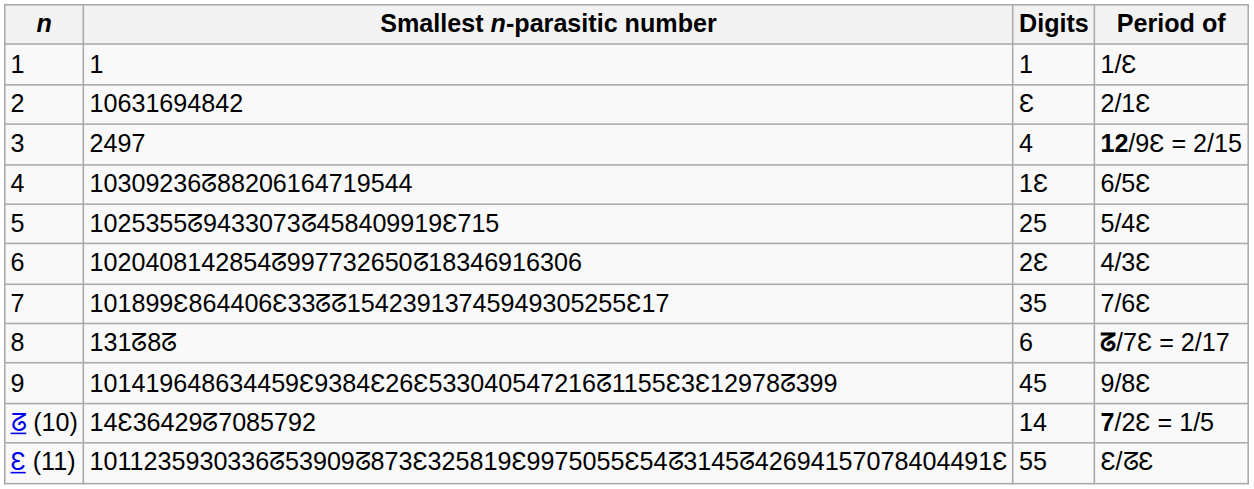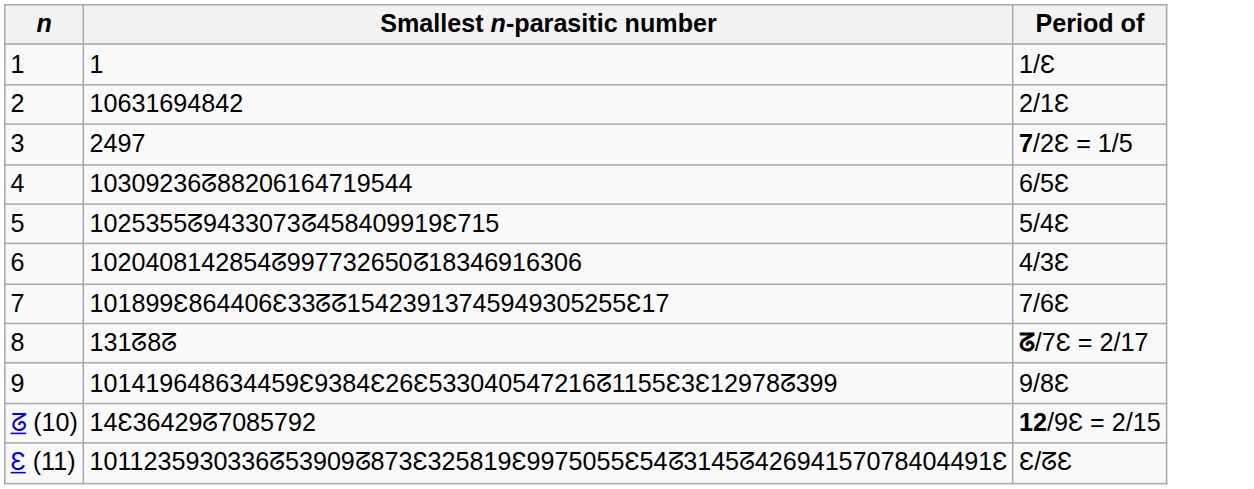- column: (1054, 24)
(1171, 143) 12/9Ɛ = 2/15 -> (1076, 143) 7/2Ɛ = 1/5
(1157, 422) 7/2Ɛ = 1/5 -> (1090, 422) 12/9Ɛ = 2/15
